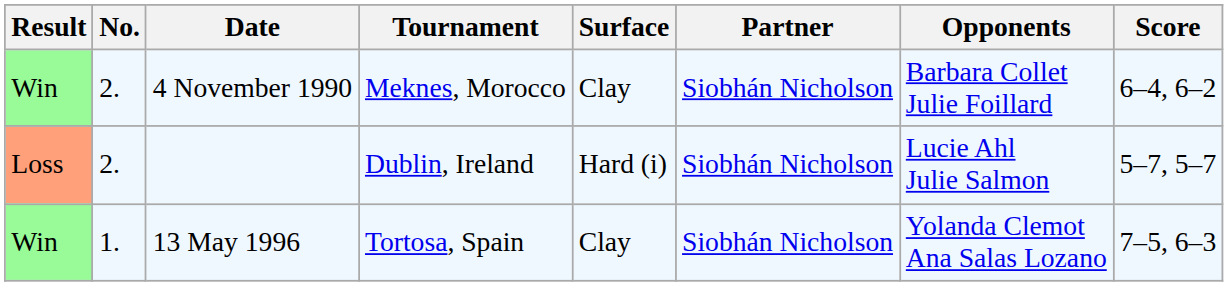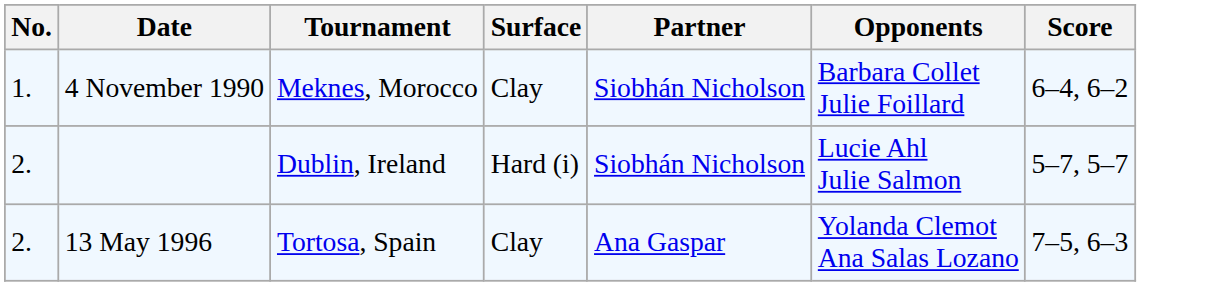- column: (49, 26)
(110, 87) 2. -> (22, 87) 1.
(110, 241) 1. -> (22, 241) 2.
(788, 241) Siobhán Nicholson -> (660, 241) Ana Gaspar
